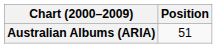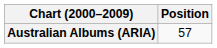(185, 33) 51 -> (185, 33) 57
